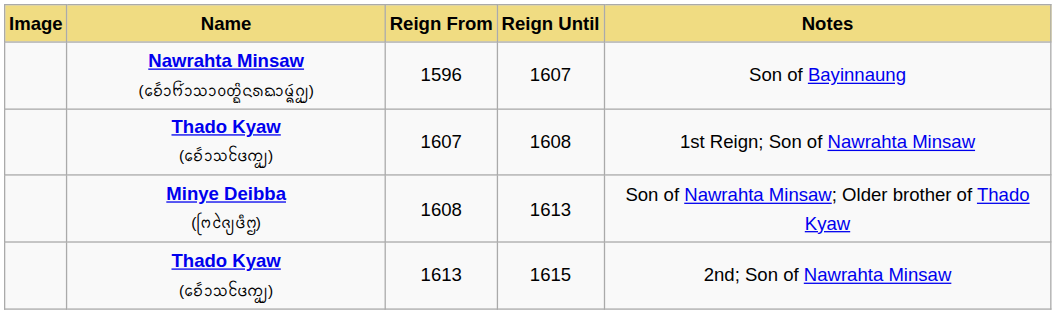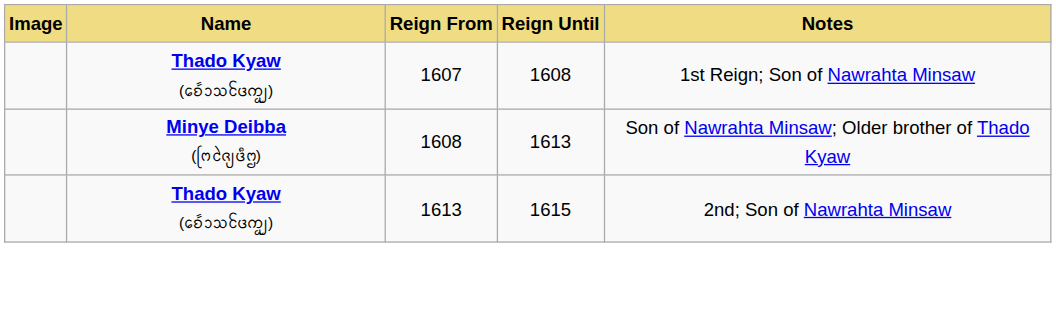- row: (441, 76)
